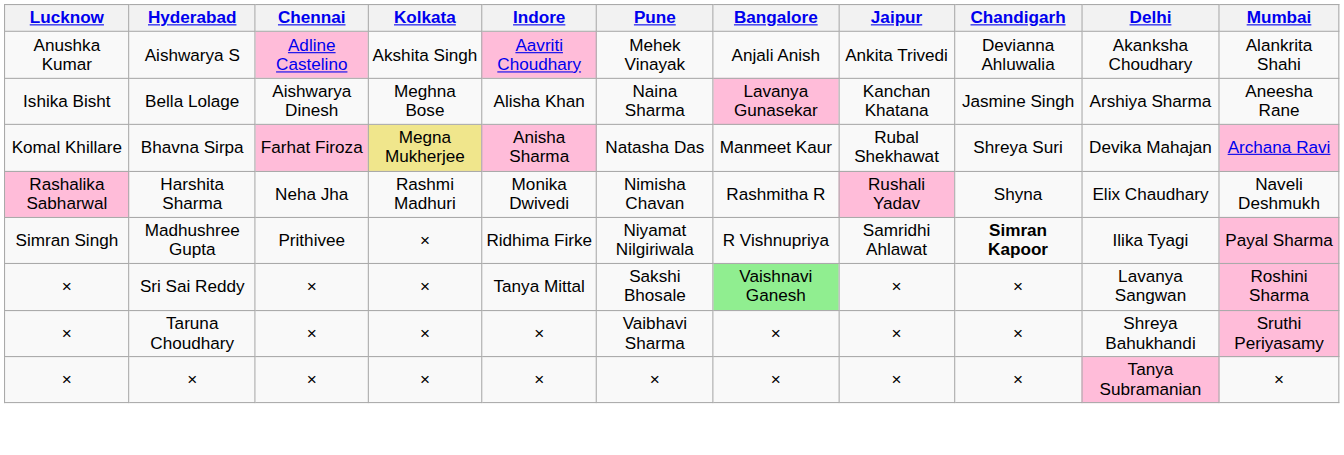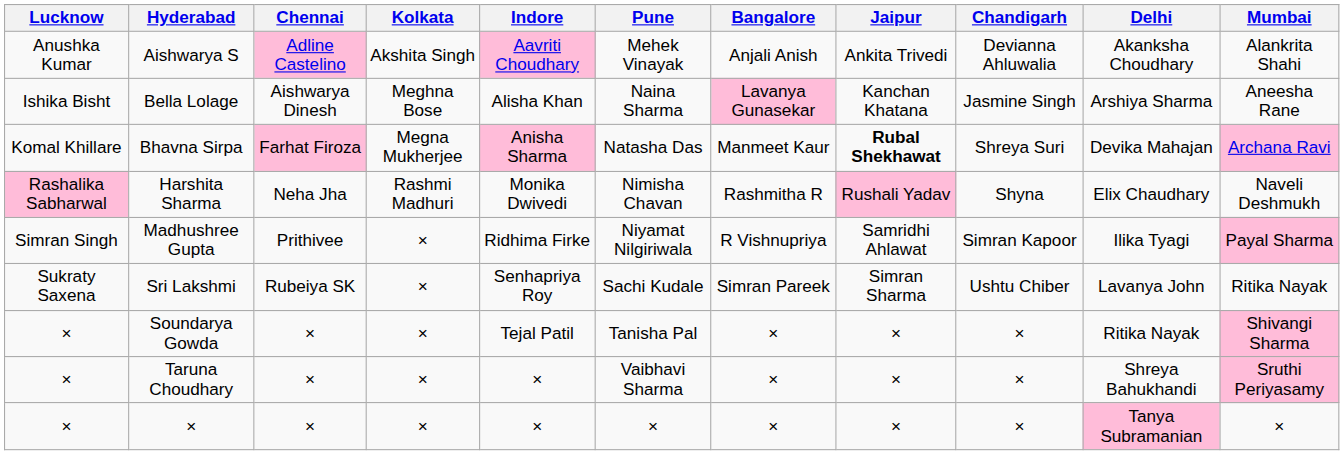(425, 147) khaki background -> (423, 147) no background
(897, 147) normal -> (896, 147) bold
(1018, 240) bold -> (1020, 240) normal
+ row: (191, 286)
- row: (192, 286)
+ row: (191, 333)
